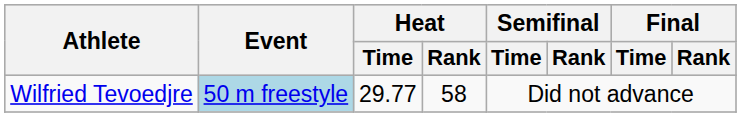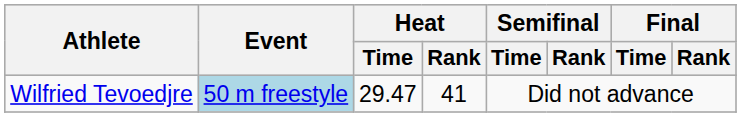(388, 94) 29.77 -> (388, 94) 29.47
(454, 94) 58 -> (454, 94) 41
